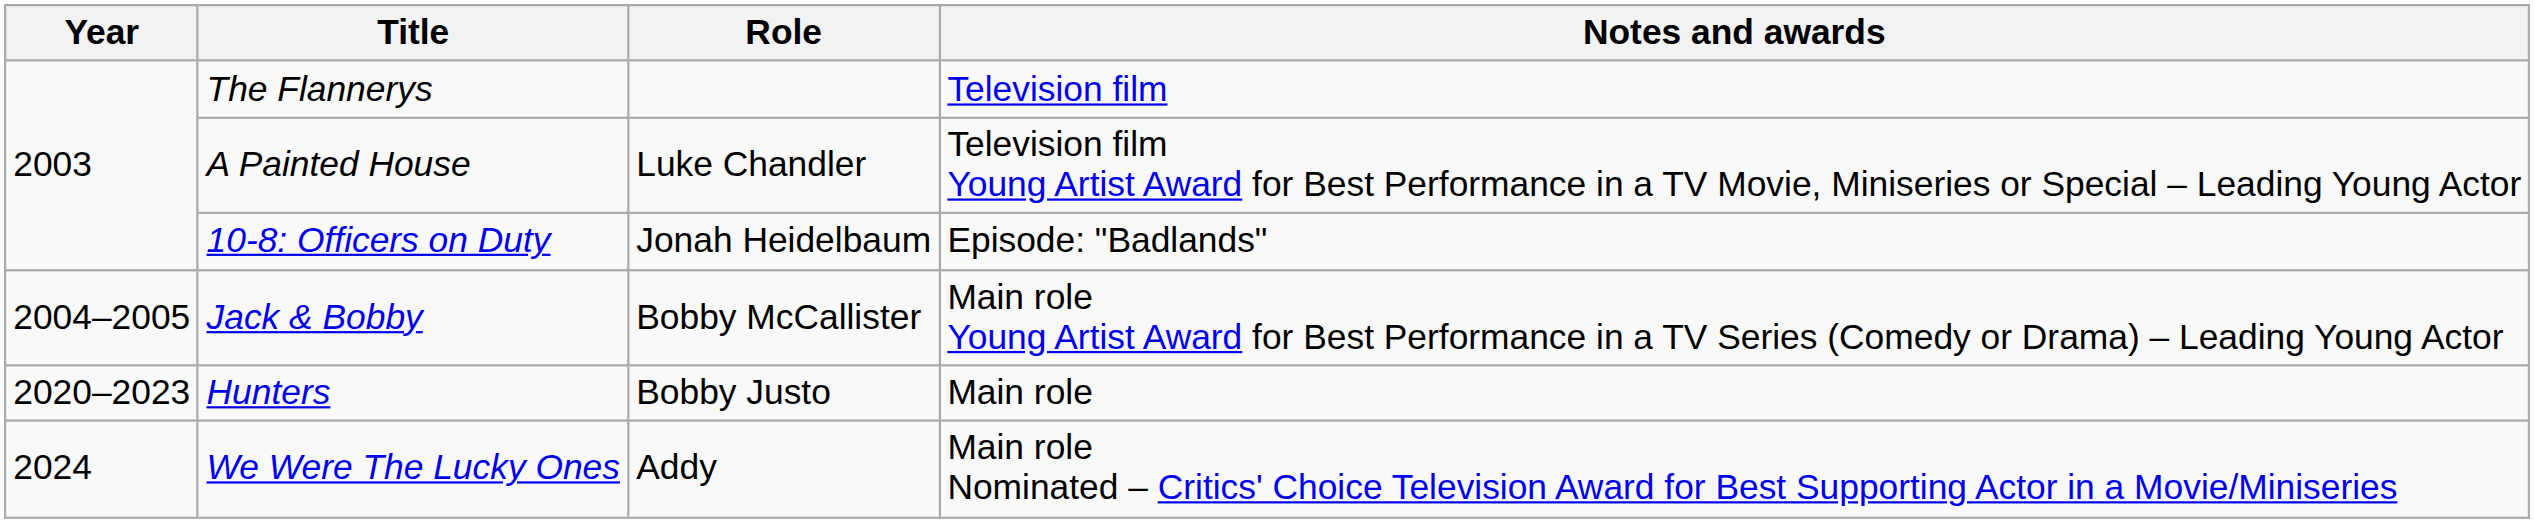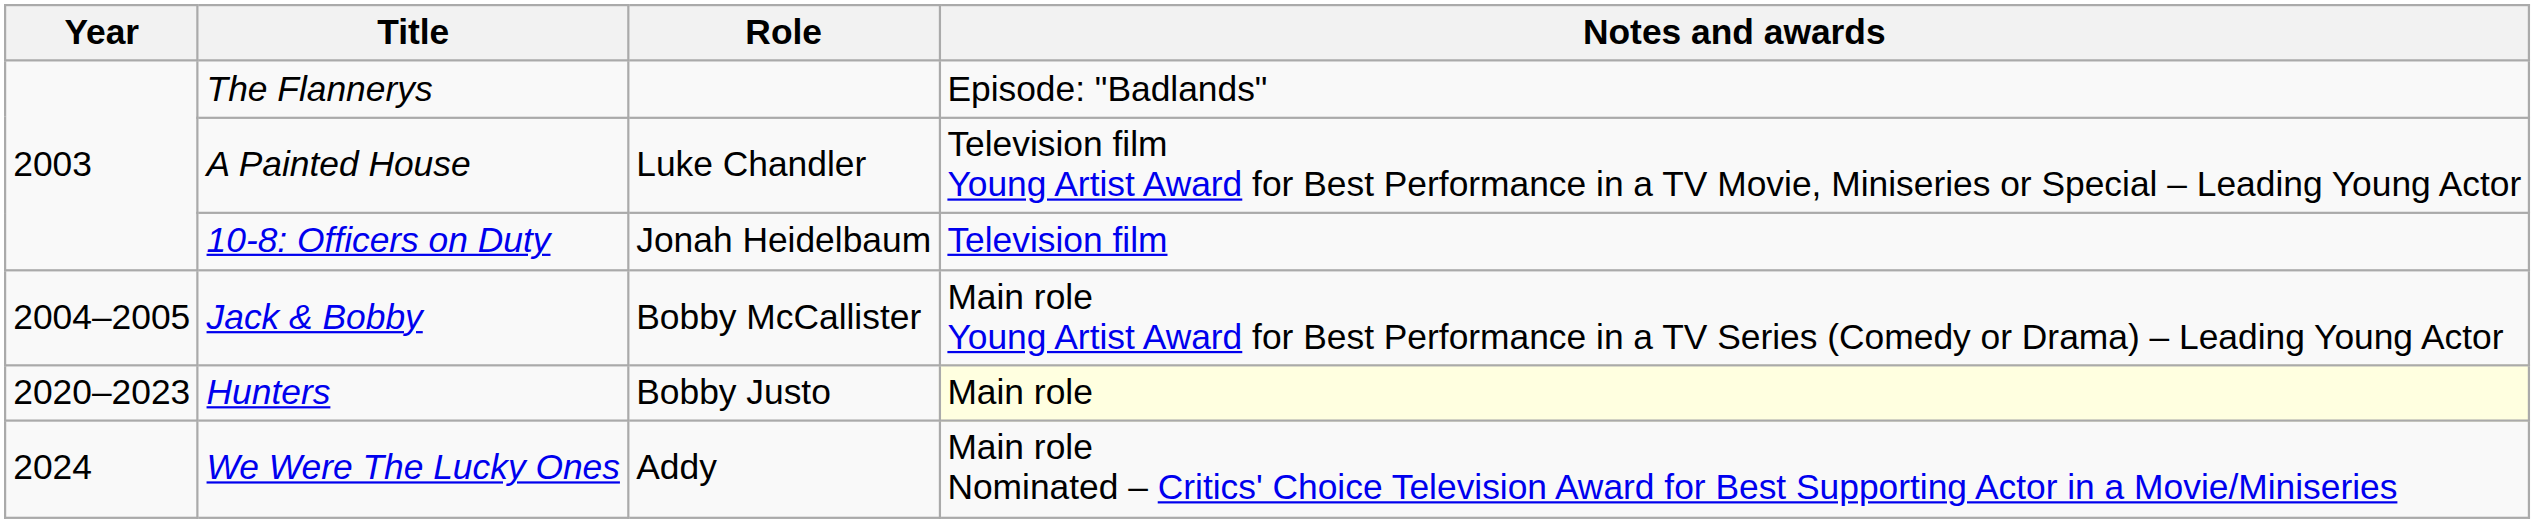(1057, 88) Television film -> (1107, 88) Episode: "Badlands"
(1107, 240) Episode: "Badlands" -> (1057, 240) Television film
(1020, 392) no background -> (1020, 392) lightyellow background
